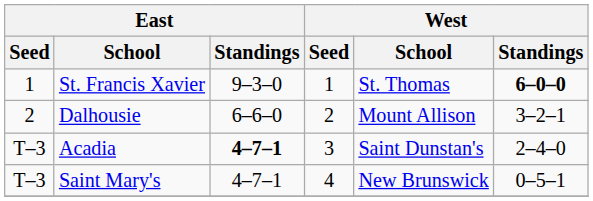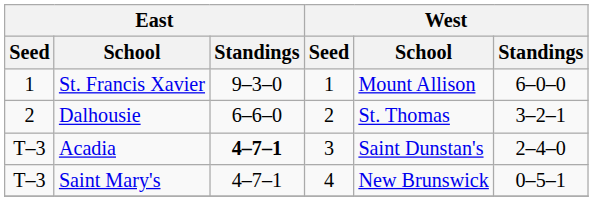(404, 84) St. Thomas -> (417, 84) Mount Allison
(541, 84) bold -> (541, 84) normal
(417, 116) Mount Allison -> (404, 116) St. Thomas
